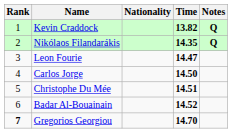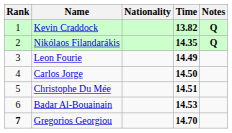(186, 58) 14.47 -> (186, 58) 14.49
(186, 105) 14.52 -> (186, 105) 14.53
